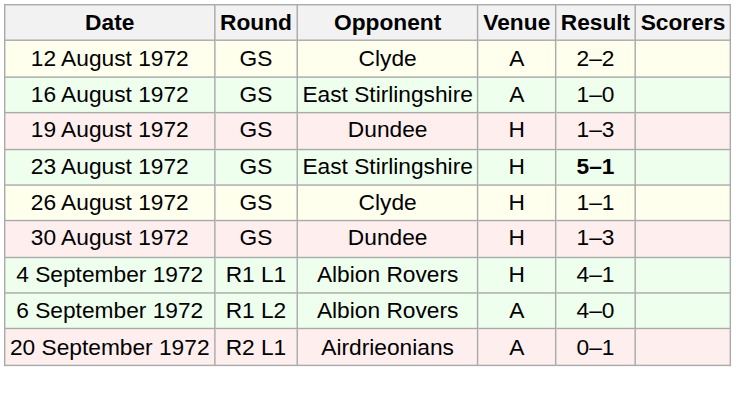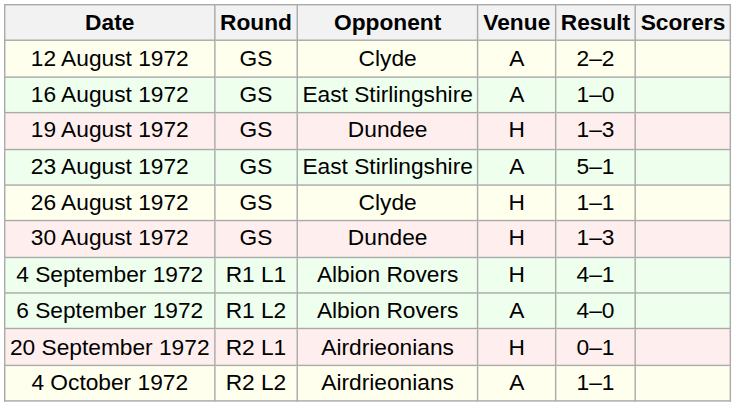(517, 166) H -> (517, 166) A
(595, 166) bold -> (595, 166) normal
(517, 346) A -> (517, 346) H
+ row: (110, 382)
